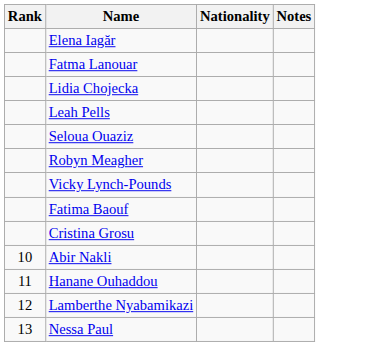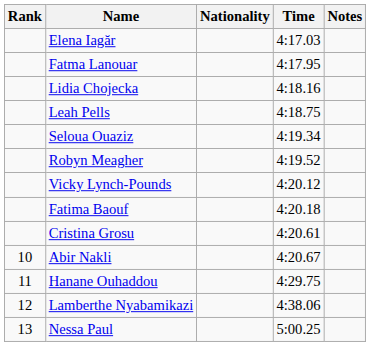+ column: (299, 16)
